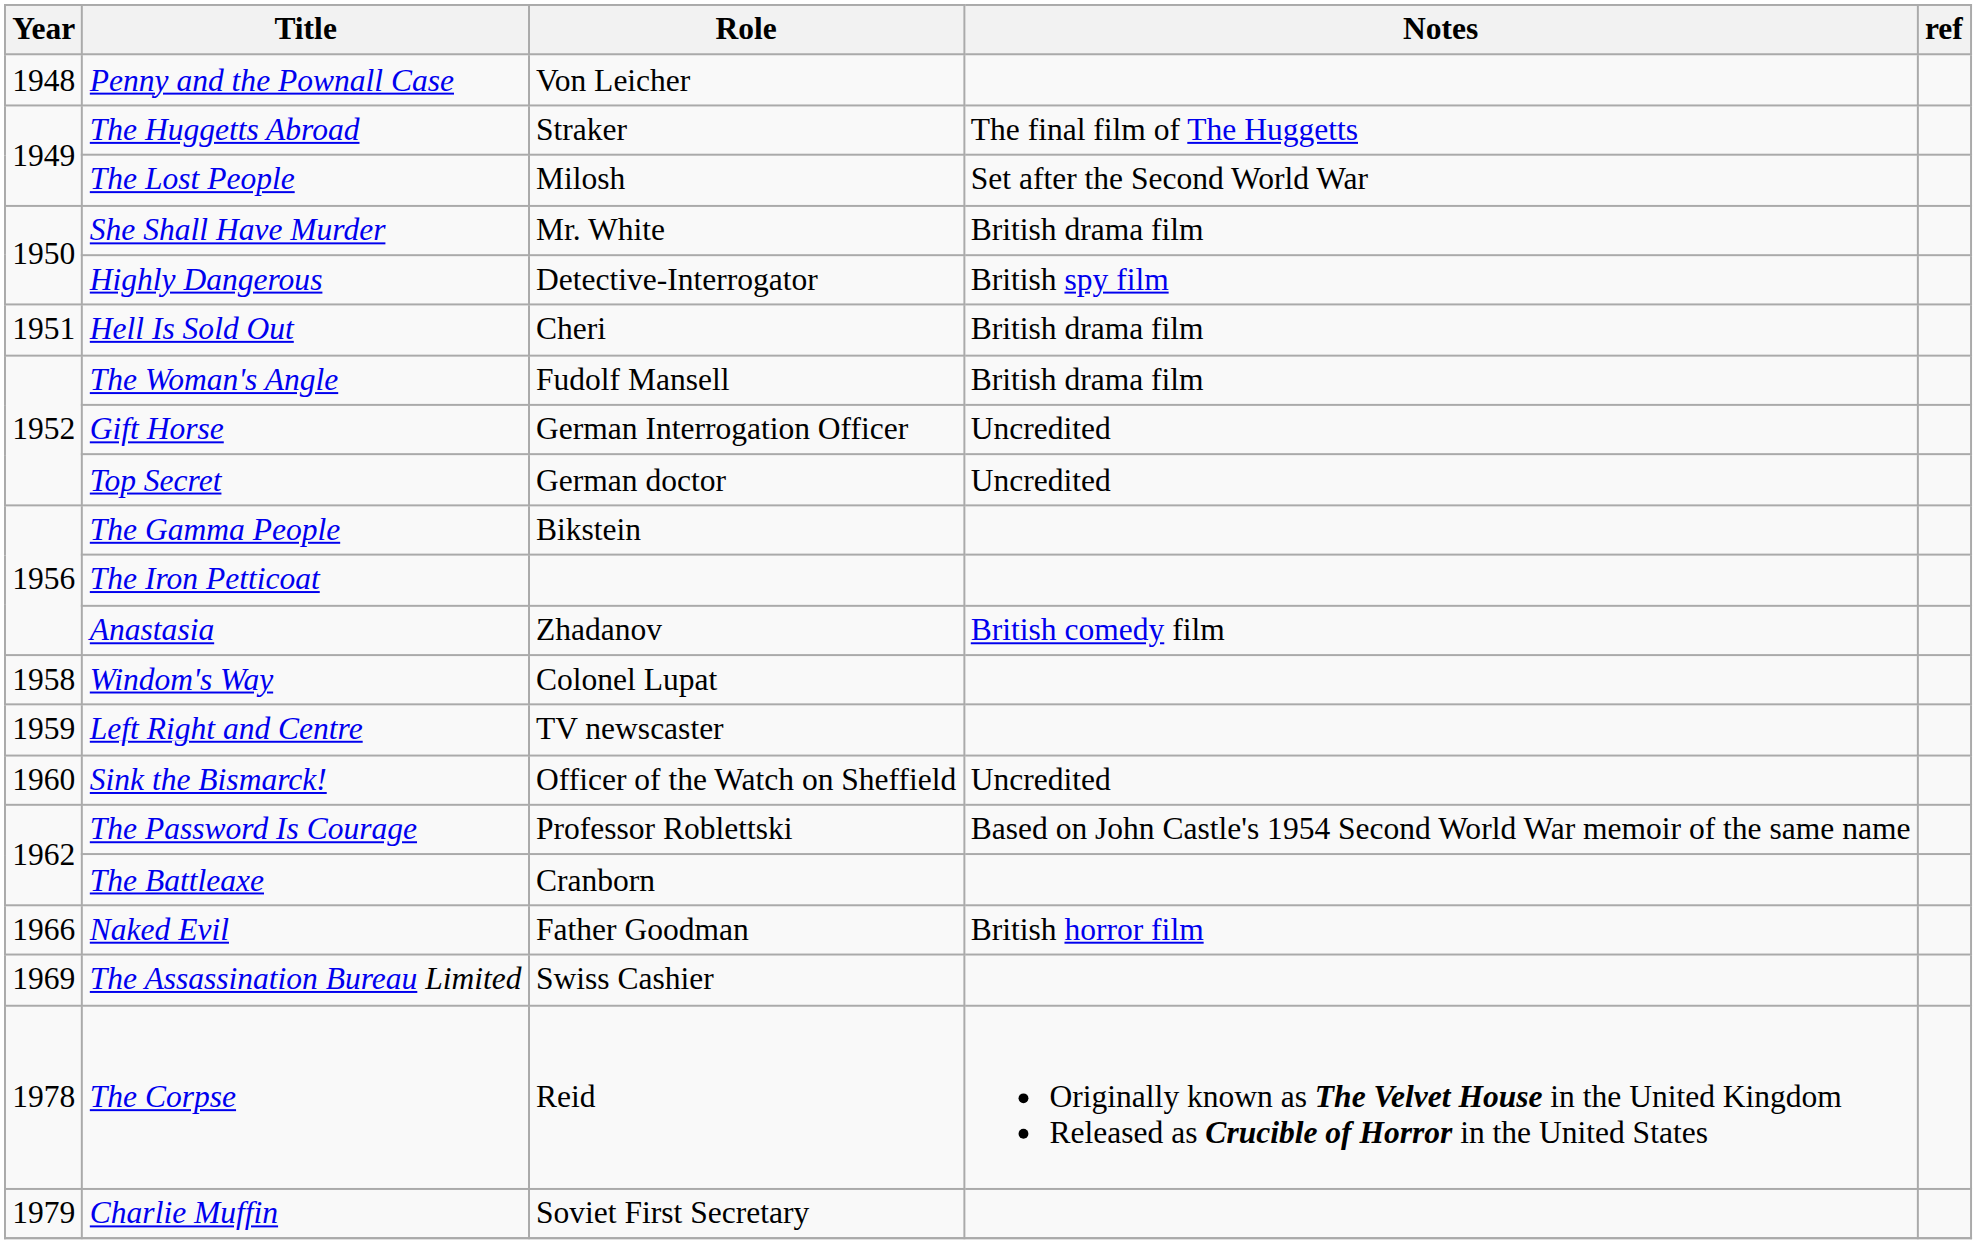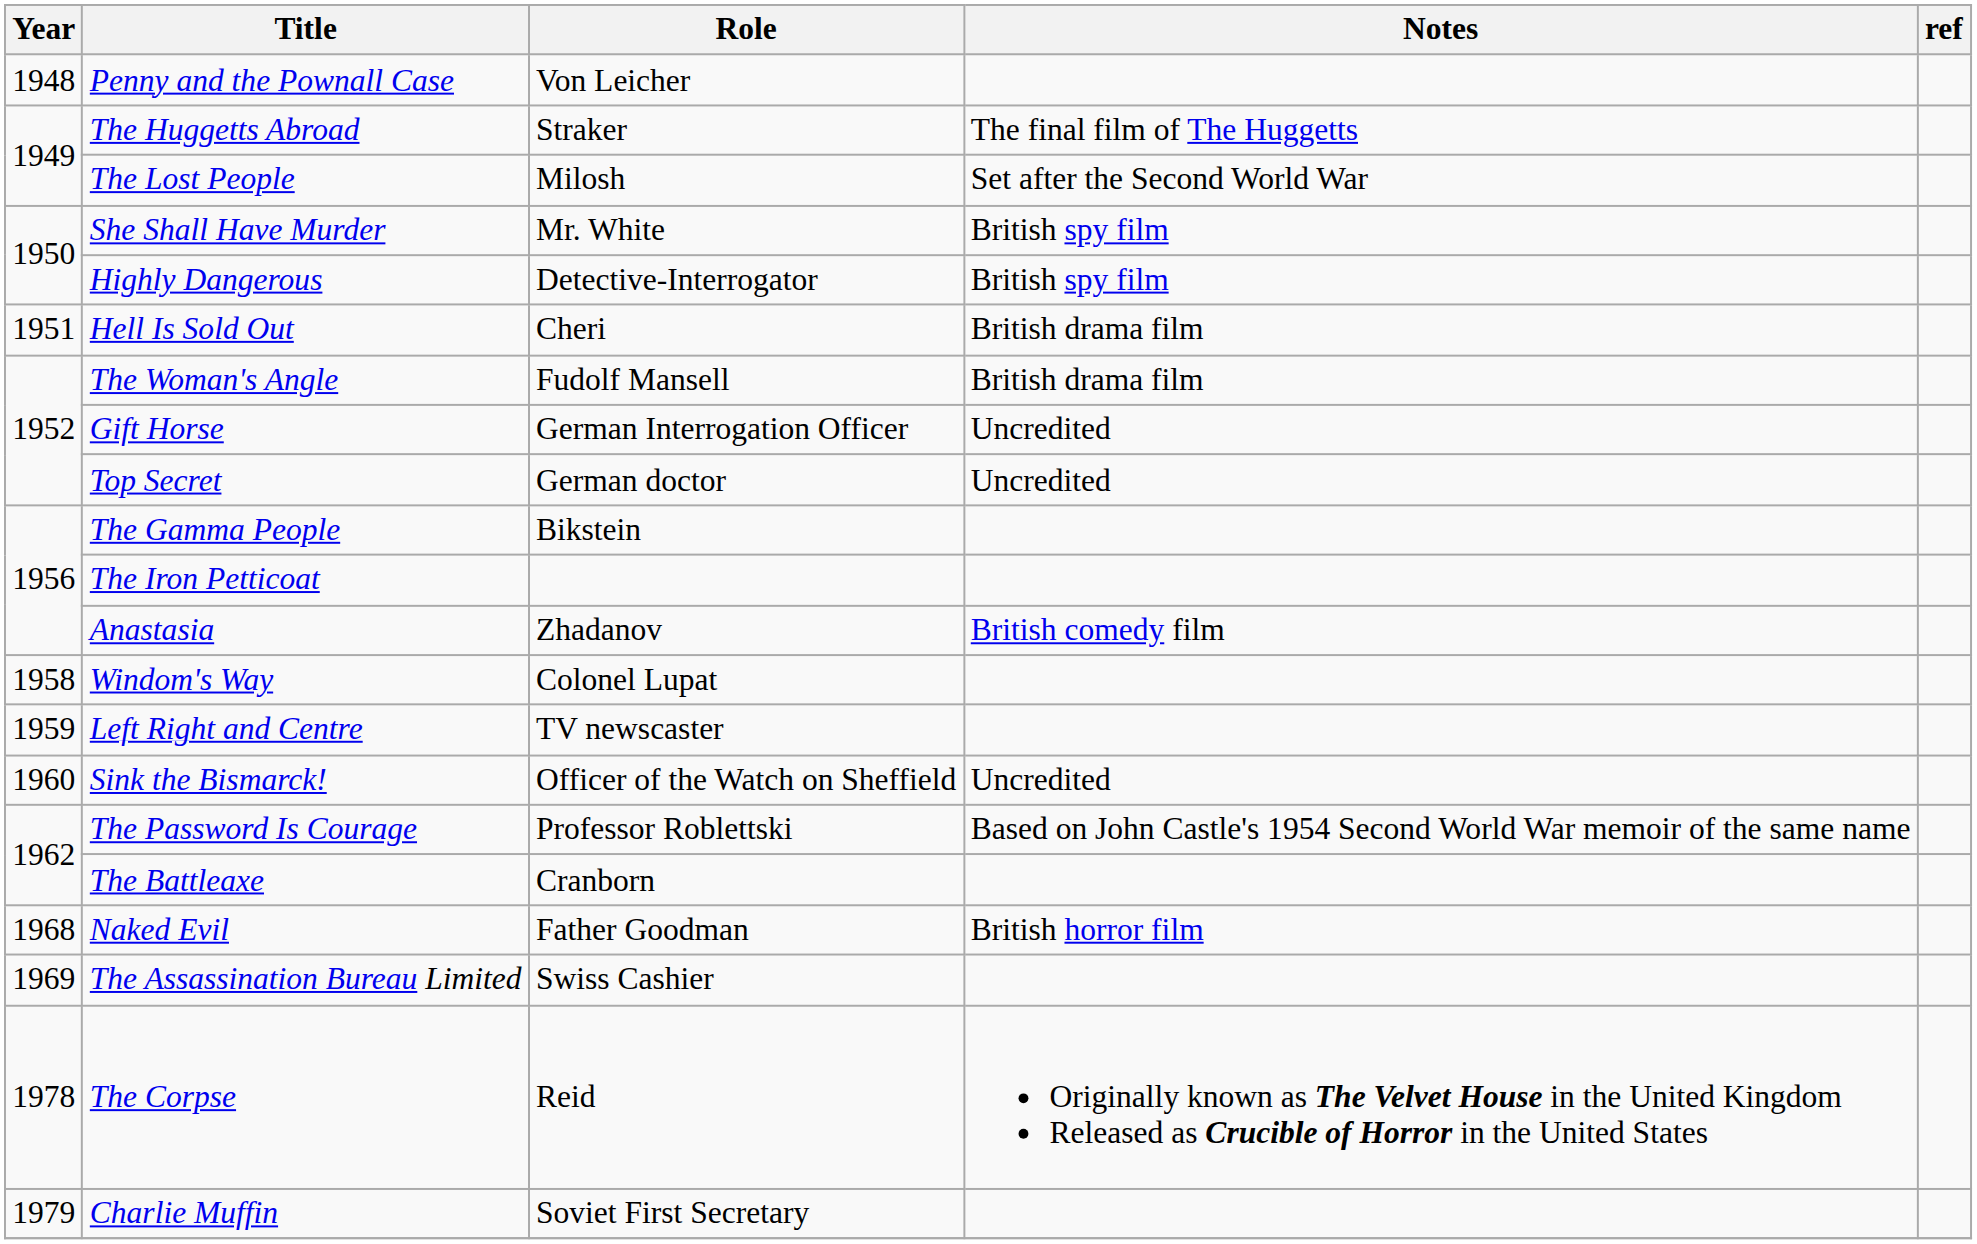(1087, 229) British drama film -> (1070, 229) British spy film
(44, 929) 1966 -> (44, 929) 1968
